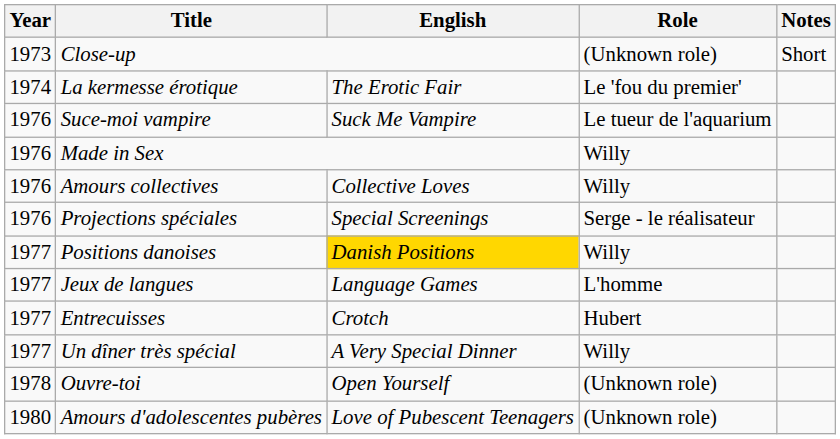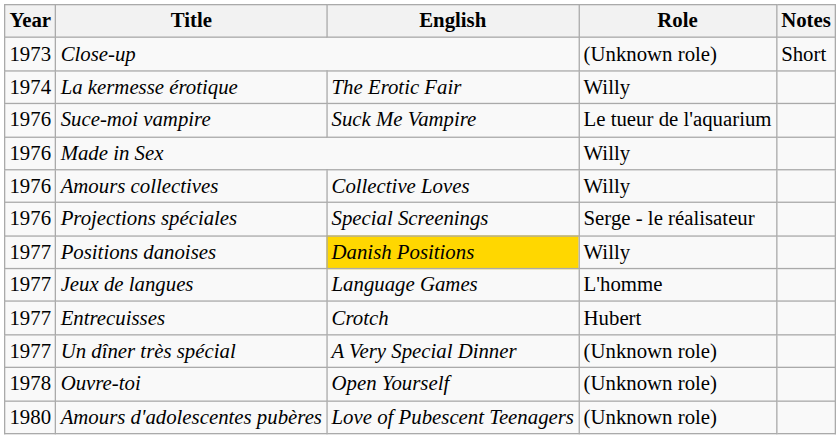(663, 86) Le 'fou du premier' -> (607, 86) Willy
(607, 350) Willy -> (650, 350) (Unknown role)
